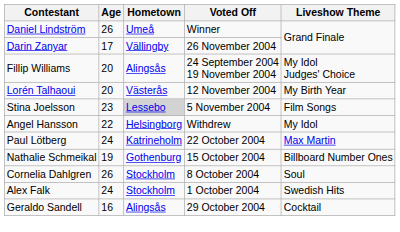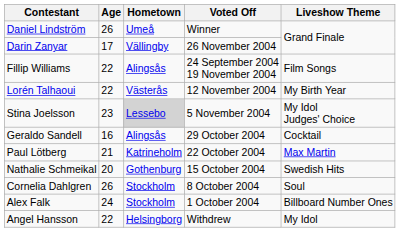(107, 69) 20 -> (107, 69) 22
(319, 69) My Idol Judges' Choice -> (310, 69) Film Songs
(107, 91) 20 -> (107, 91) 22
(310, 108) Film Songs -> (319, 113) My Idol Judges' Choice
rows swapped: (44, 207) <-> (42, 124)
(107, 141) 24 -> (107, 153) 21
(107, 157) 19 -> (107, 169) 20
(338, 157) Billboard Number Ones -> (314, 169) Swedish Hits
(314, 191) Swedish Hits -> (338, 202) Billboard Number Ones
